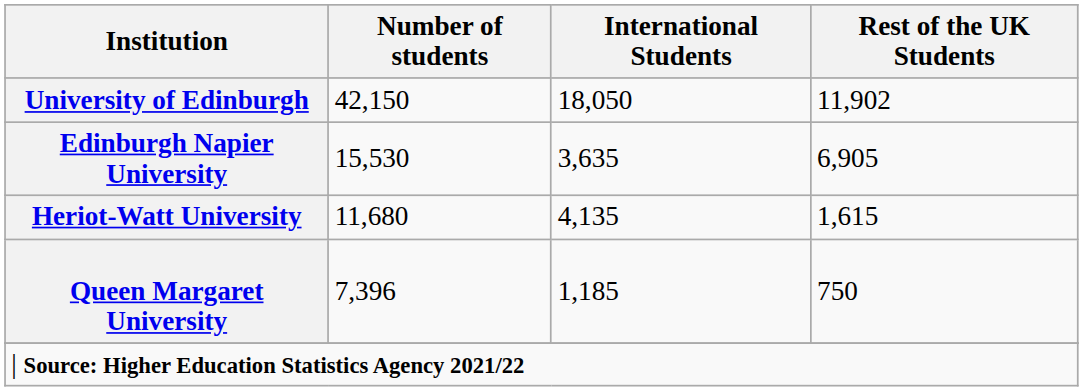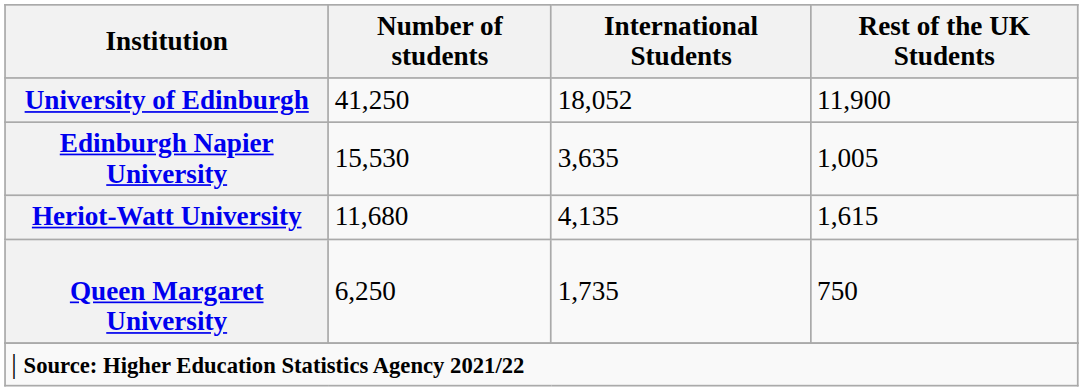(372, 99) 42,150 -> (372, 99) 41,250
(595, 99) 18,050 -> (595, 99) 18,052
(854, 99) 11,902 -> (854, 99) 11,900
(848, 158) 6,905 -> (848, 158) 1,005
(365, 290) 7,396 -> (365, 290) 6,250
(588, 290) 1,185 -> (588, 290) 1,735
